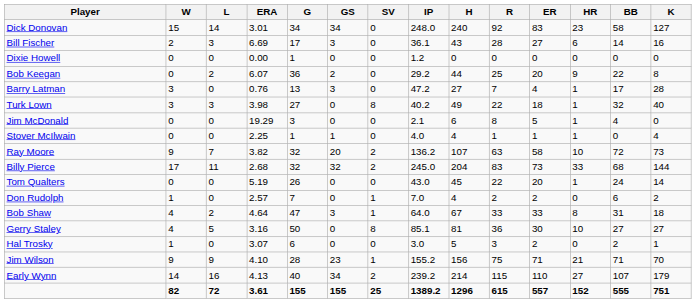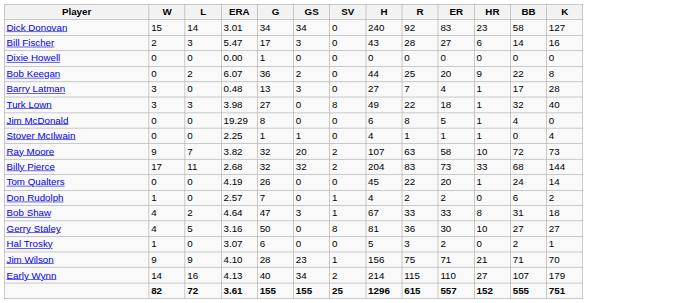- column: (429, 12)
(259, 43) 6.69 -> (233, 43) 5.47
(259, 89) 0.76 -> (233, 89) 0.48
(292, 120) 3 -> (262, 120) 8
(259, 182) 5.19 -> (233, 182) 4.19
